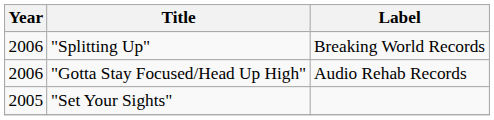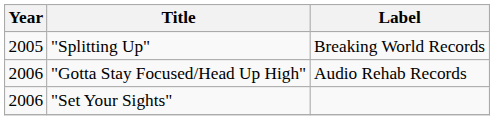(26, 45) 2006 -> (26, 45) 2005
(26, 100) 2005 -> (26, 100) 2006
